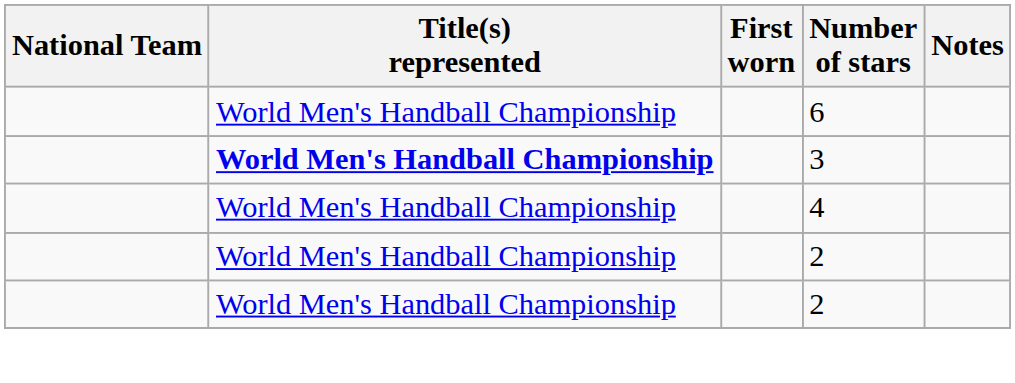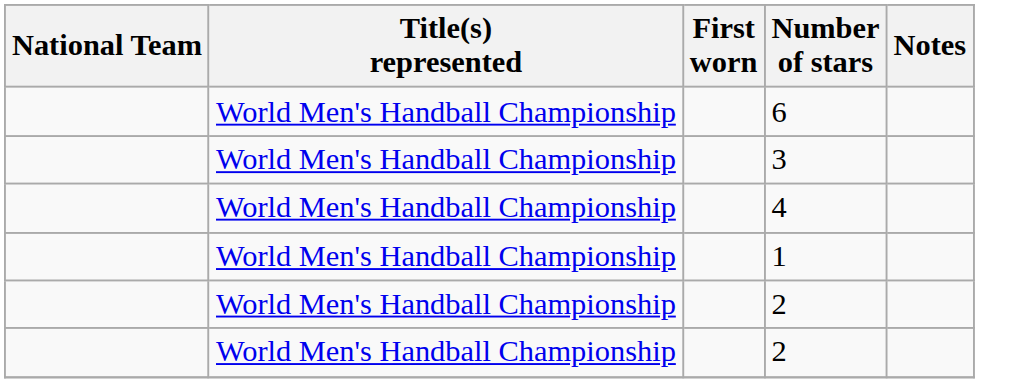(465, 159) bold -> (446, 159) normal
+ row: (107, 256)
